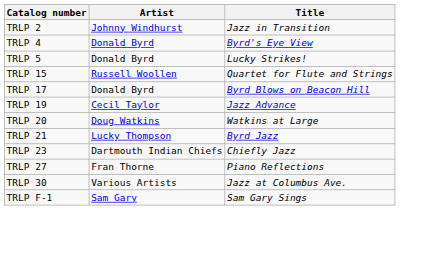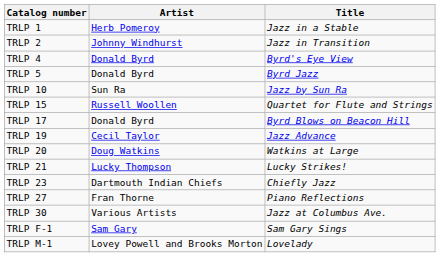+ row: (24, 28)
(267, 58) Lucky Strikes! -> (293, 74) Byrd Jazz
+ row: (27, 89)
(253, 136) Byrd Jazz -> (307, 167) Lucky Strikes!
+ row: (29, 244)
